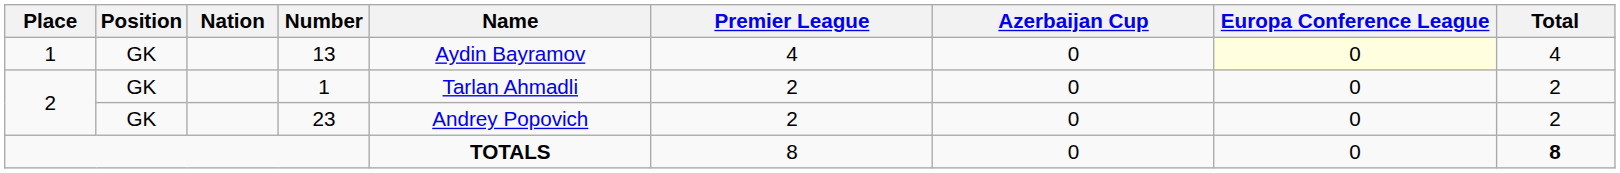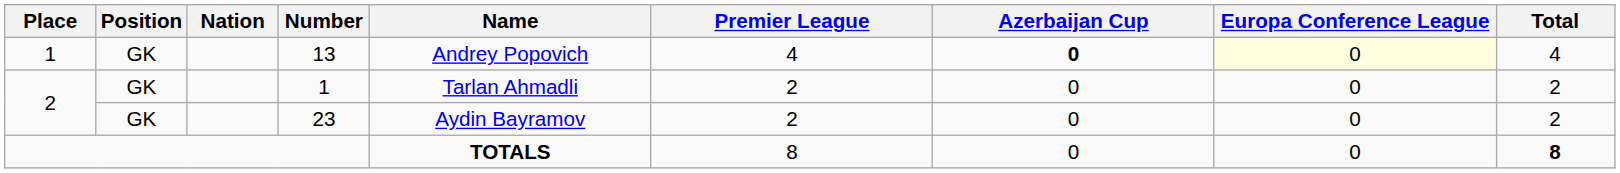(510, 54) Aydin Bayramov -> (510, 54) Andrey Popovich
(1074, 54) normal -> (1074, 54) bold
(510, 119) Andrey Popovich -> (510, 119) Aydin Bayramov
